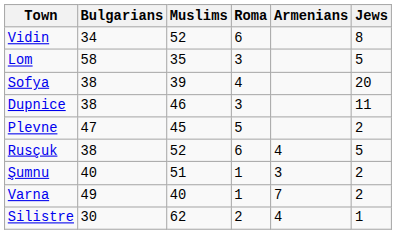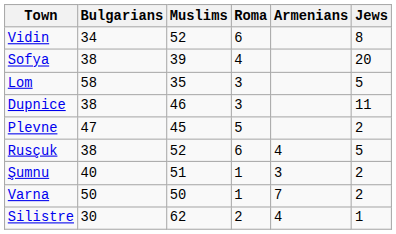rows swapped: (28, 83) <-> (20, 61)
(89, 195) 49 -> (89, 195) 50
(178, 195) 40 -> (178, 195) 50
